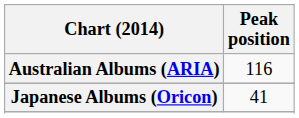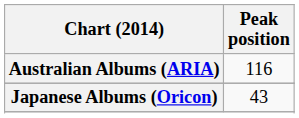(259, 97) 41 -> (259, 97) 43
